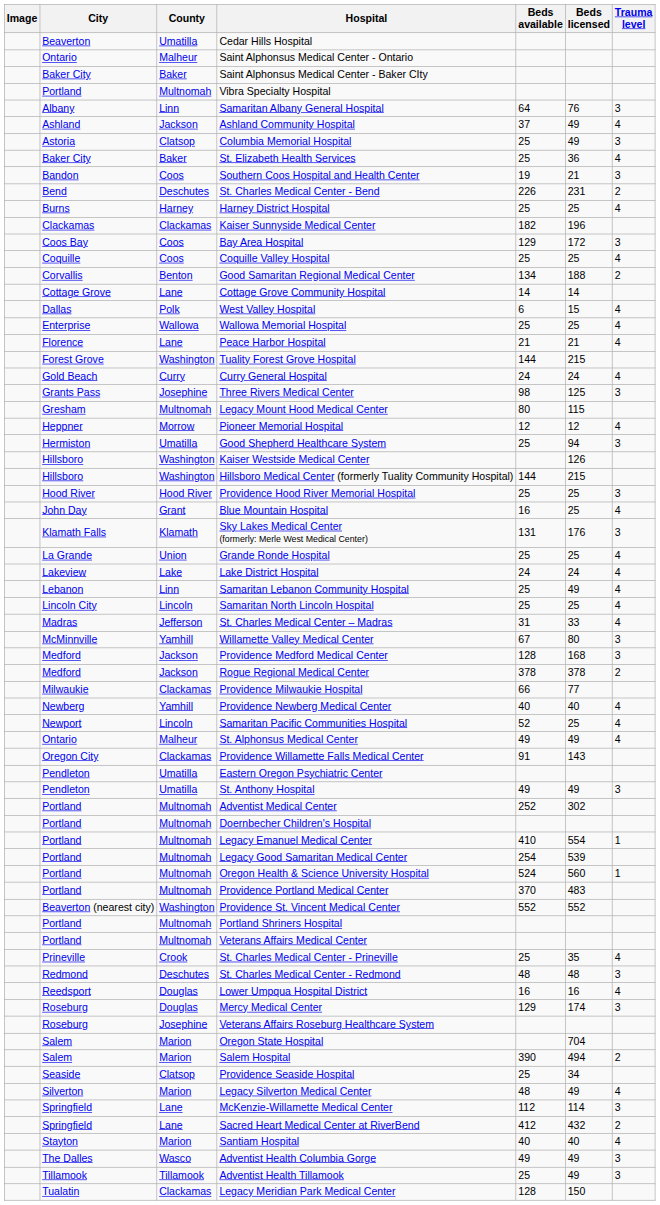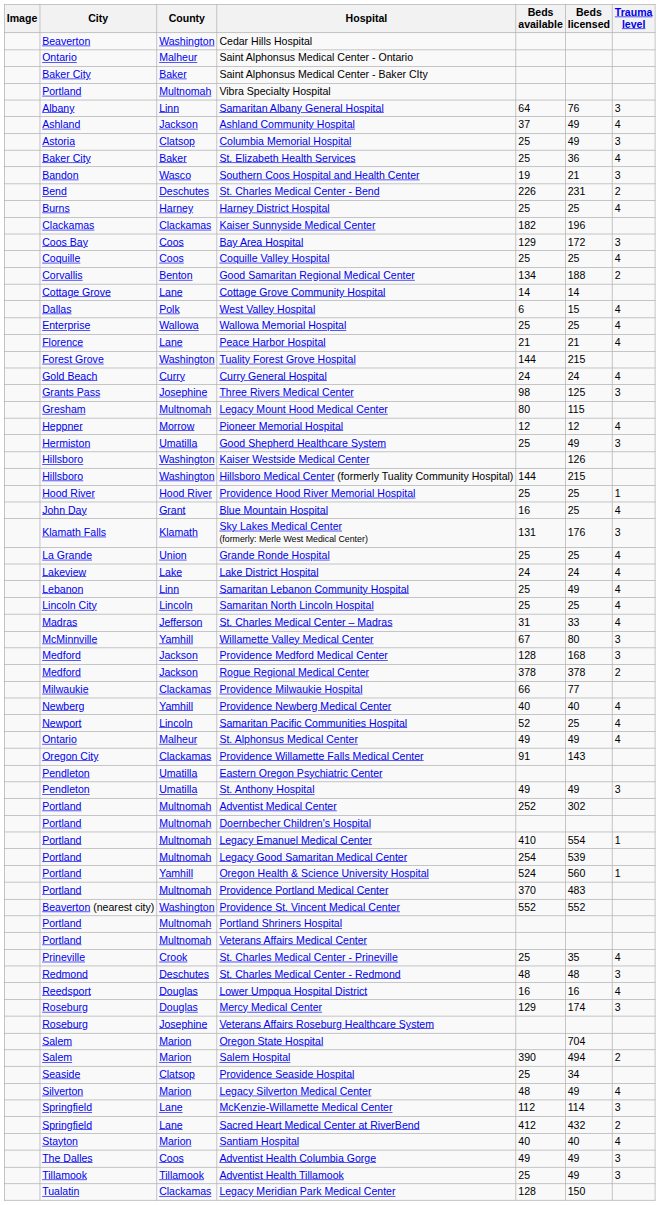(178, 41) Umatilla -> (187, 41) Washington
(171, 175) Coos -> (175, 175) Wasco
(574, 443) 94 -> (574, 443) 49
(618, 493) 3 -> (618, 493) 1
(185, 874) Multnomah -> (176, 874) Yamhill
(175, 1158) Wasco -> (171, 1158) Coos
